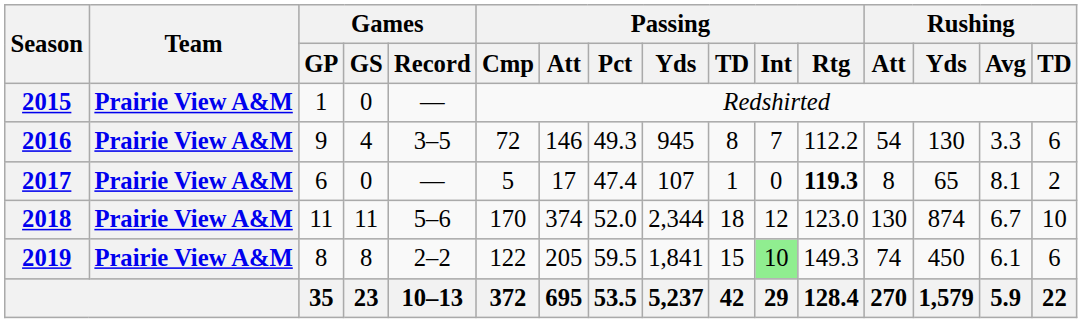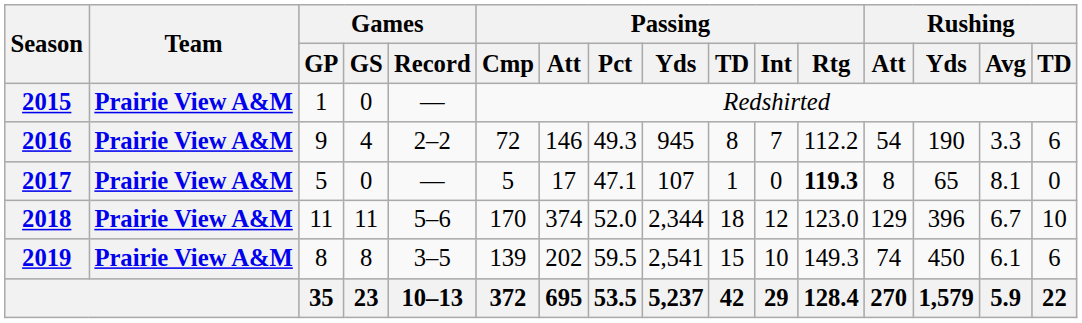(432, 141) 3–5 -> (432, 141) 2–2
(946, 141) 130 -> (946, 141) 190
(321, 180) 6 -> (321, 180) 5
(615, 180) 47.4 -> (615, 180) 47.1
(1054, 180) 2 -> (1054, 180) 0
(889, 219) 130 -> (889, 219) 129
(946, 219) 874 -> (946, 219) 396
(432, 258) 2–2 -> (432, 258) 3–5
(508, 258) 122 -> (508, 258) 139
(564, 258) 205 -> (564, 258) 202
(676, 258) 1,841 -> (676, 258) 2,541
(776, 258) lightgreen background -> (776, 258) no background
